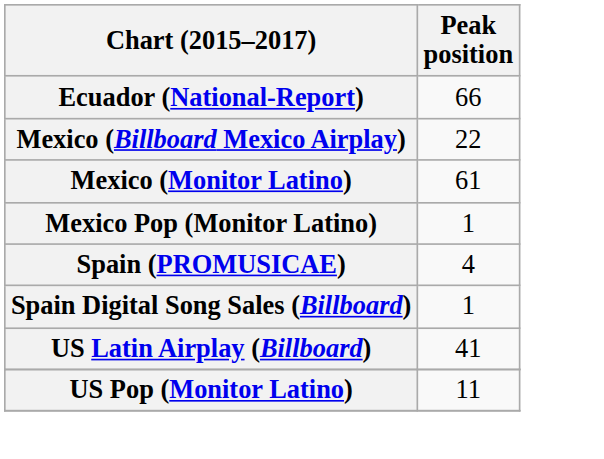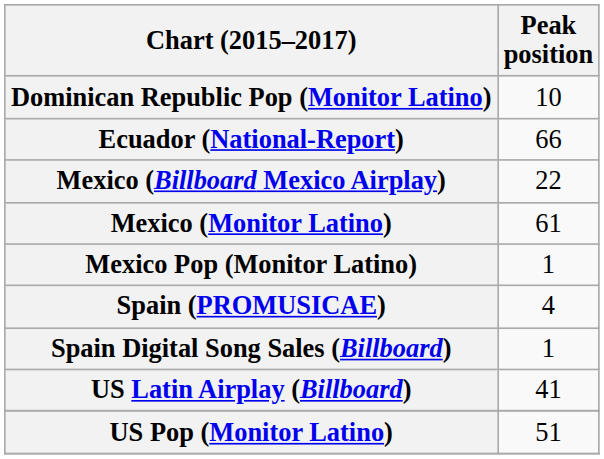+ row: (251, 97)
(468, 390) 11 -> (548, 431) 51
